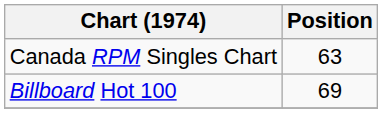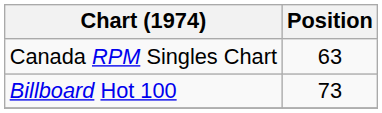(330, 90) 69 -> (330, 90) 73
